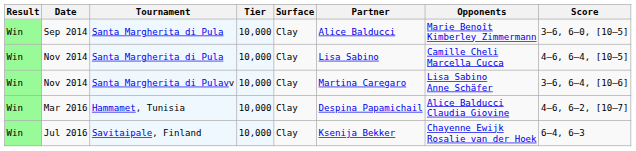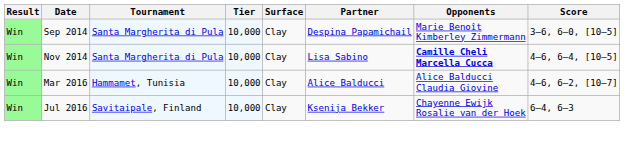(357, 32) Alice Balducci -> (360, 32) Despina Papamichail
(465, 57) normal -> (454, 57) bold
- row: (66, 83)
(371, 108) Despina Papamichail -> (346, 83) Alice Balducci
